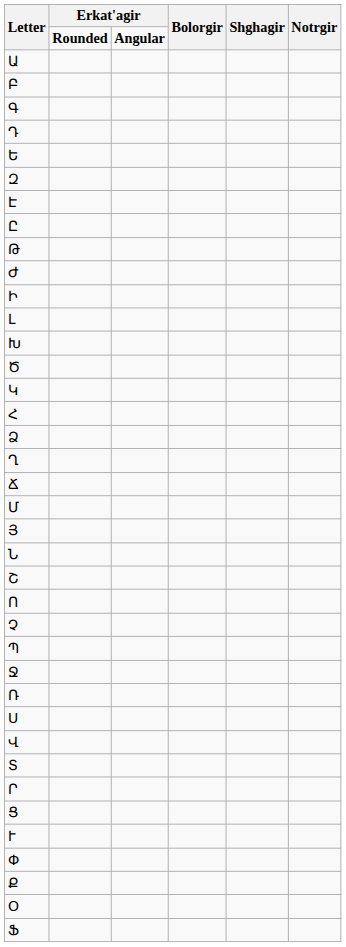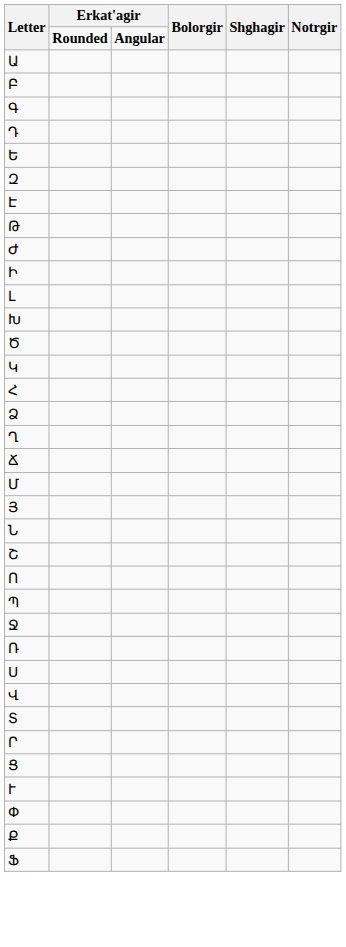- row: (13, 226)
- row: (13, 625)
- row: (14, 906)
